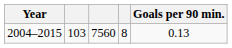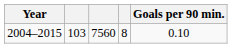(179, 33) 0.13 -> (179, 33) 0.10
